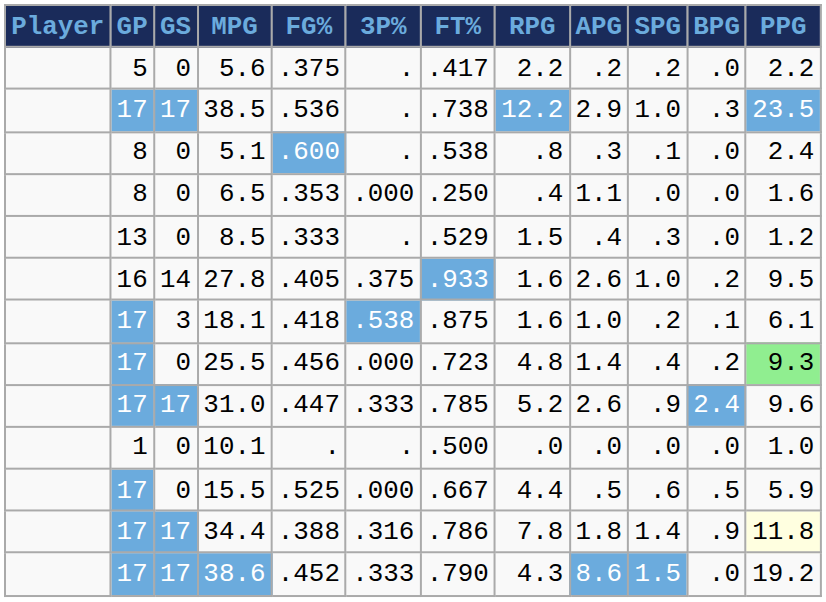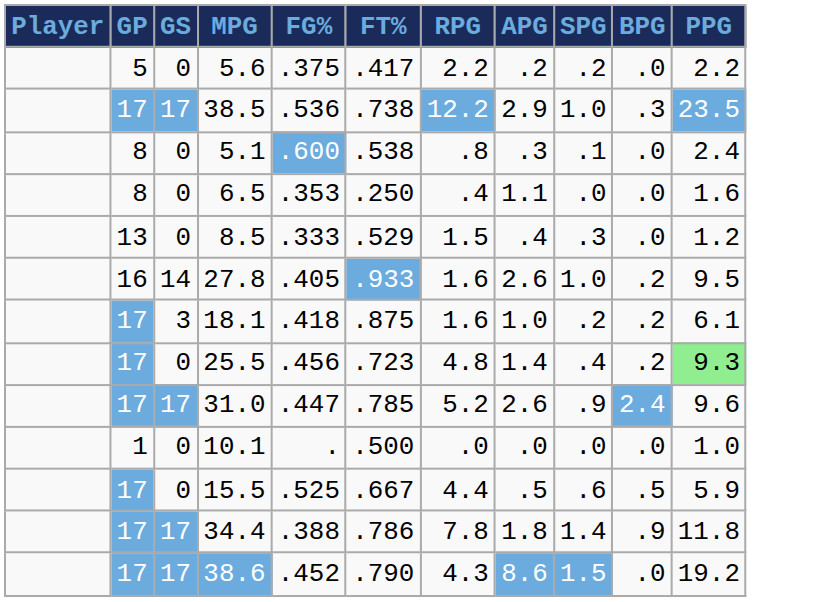- column: (383, 26)
(724, 321) .1 -> (650, 321) .2
(783, 532) lightyellow background -> (709, 532) no background
